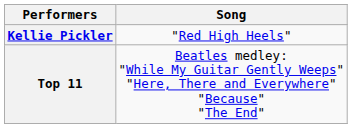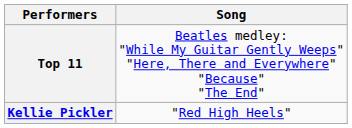rows swapped: (60, 84) <-> (60, 35)
